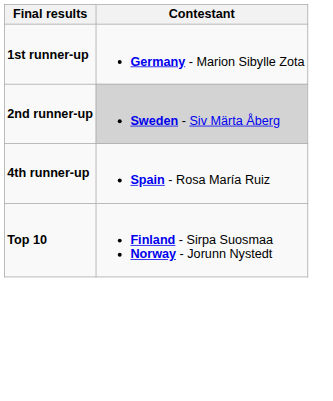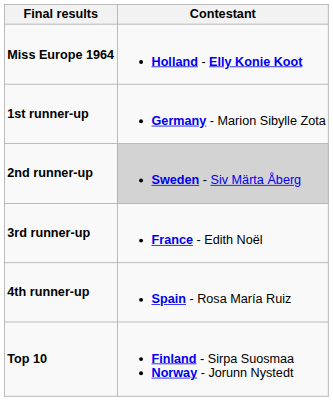+ row: (61, 54)
+ row: (49, 232)
